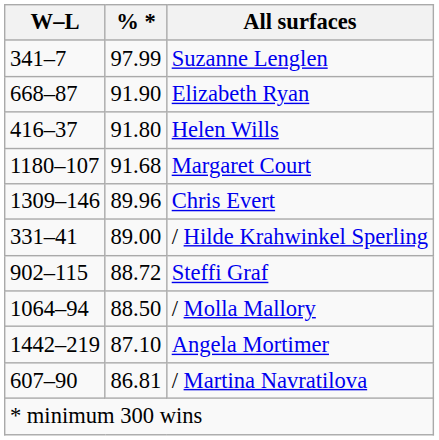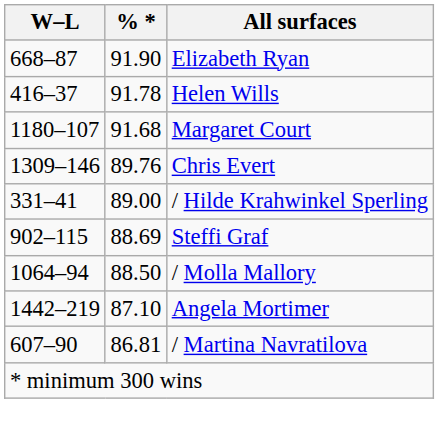- row: (250, 58)
(136, 129) 91.80 -> (136, 93) 91.78
(136, 201) 89.96 -> (136, 165) 89.76
(136, 272) 88.72 -> (136, 237) 88.69
